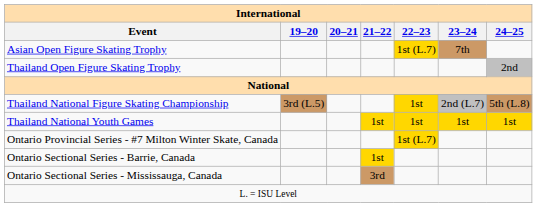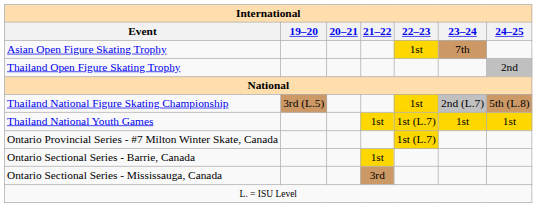(416, 49) 1st (L.7) -> (416, 49) 1st
(416, 121) 1st -> (416, 121) 1st (L.7)
